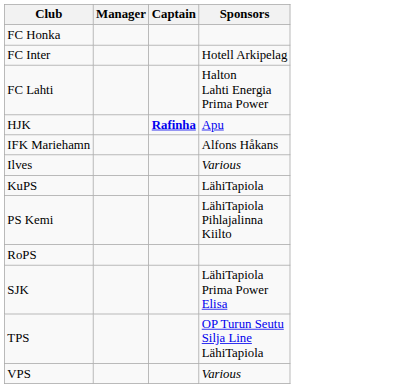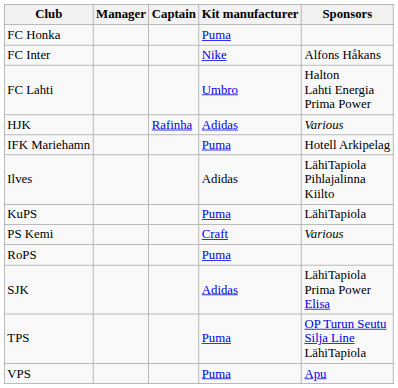+ column: (250, 14)
(245, 55) Hotell Arkipelag -> (343, 55) Alfons Håkans
(174, 124) bold -> (172, 124) normal
(213, 124) Apu -> (324, 124) Various
(240, 144) Alfons Håkans -> (347, 144) Hotell Arkipelag
(221, 165) Various -> (335, 179) LähiTapiola Pihlajalinna Kiilto
(233, 220) LähiTapiola Pihlajalinna Kiilto -> (324, 234) Various
(221, 373) Various -> (315, 373) Apu
